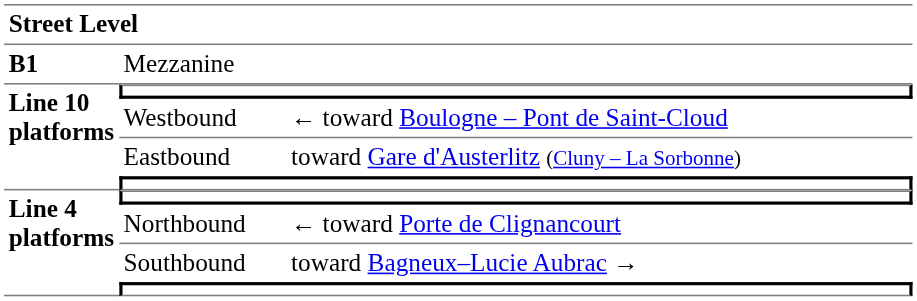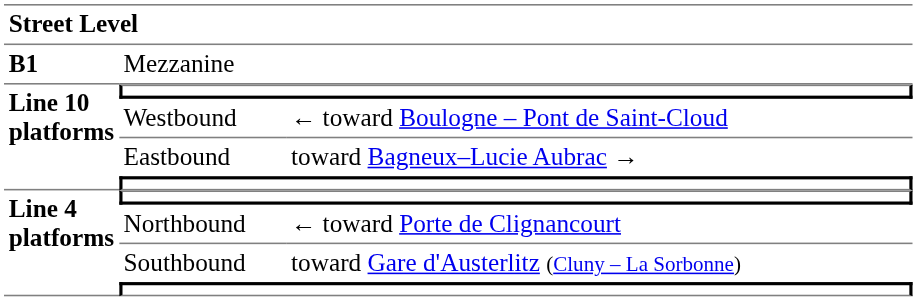(516, 156) toward Gare d'Austerlitz (Cluny – La Sorbonne) -> (465, 156) toward Bagneux–Lucie Aubrac →
(465, 262) toward Bagneux–Lucie Aubrac → -> (516, 262) toward Gare d'Austerlitz (Cluny – La Sorbonne)
